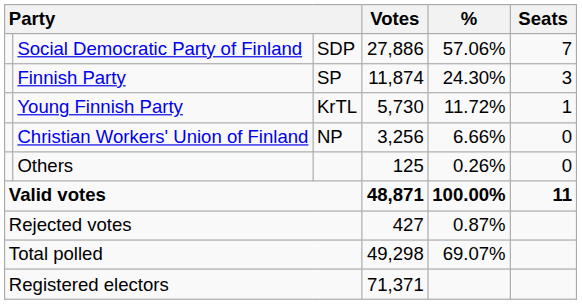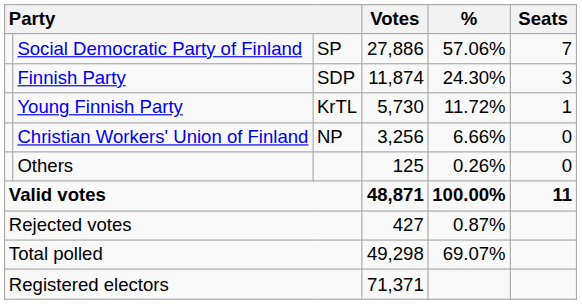(336, 48) SDP -> (329, 48) SP
(329, 78) SP -> (336, 78) SDP
